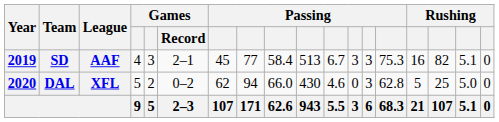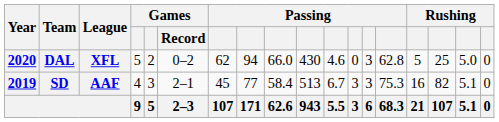rows swapped: (60, 60) <-> (60, 83)
